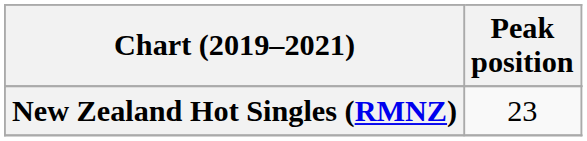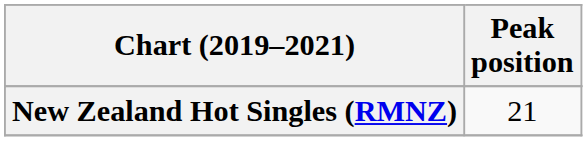(522, 110) 23 -> (522, 110) 21
